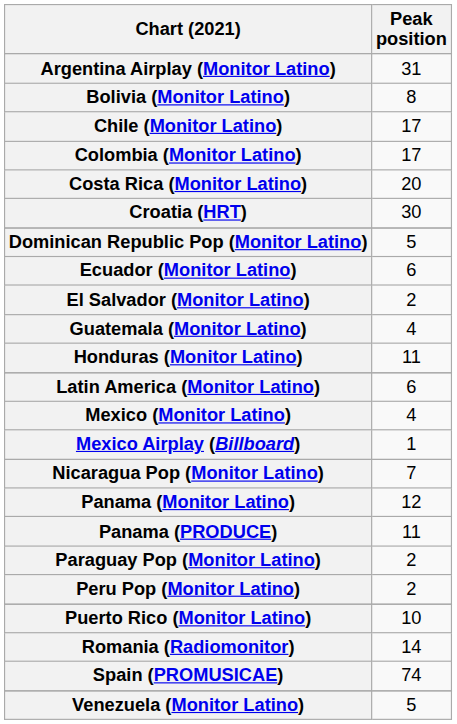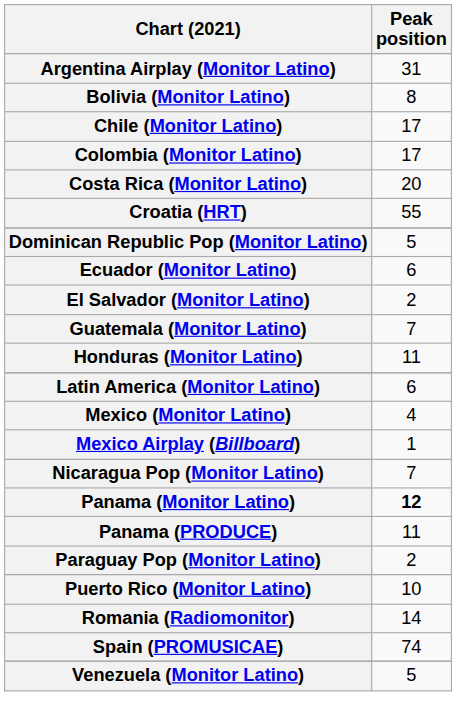(411, 213) 30 -> (411, 213) 55
(411, 328) 4 -> (411, 328) 7
(411, 502) normal -> (411, 502) bold
- row: (188, 589)
